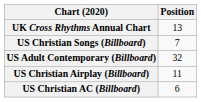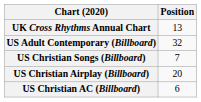rows swapped: (81, 58) <-> (81, 43)
(177, 74) 11 -> (177, 74) 20
